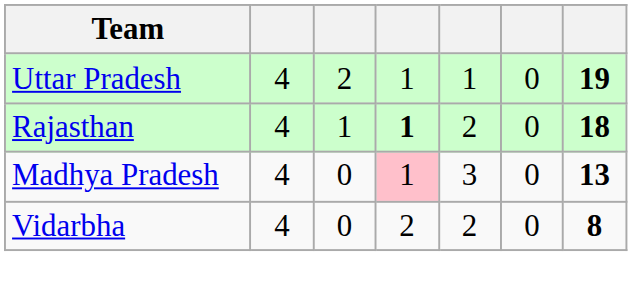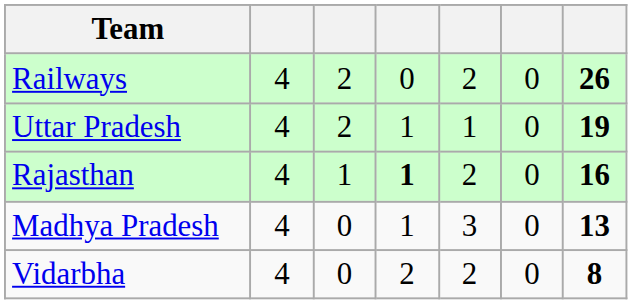+ row: (70, 77)
(594, 126) 18 -> (594, 175) 16
(407, 175) pink background -> (407, 224) no background
